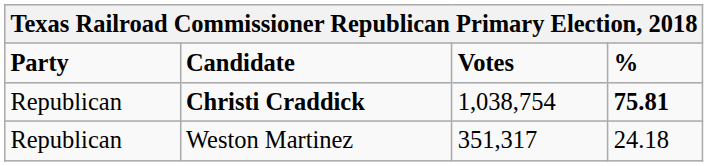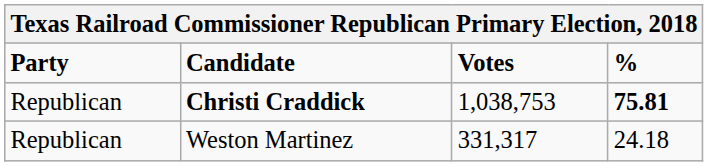(507, 101) 1,038,754 -> (507, 101) 1,038,753
(498, 140) 351,317 -> (498, 140) 331,317
